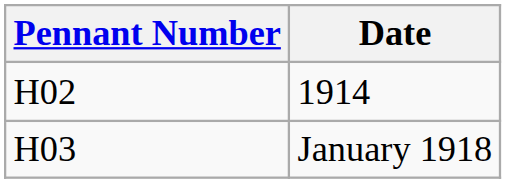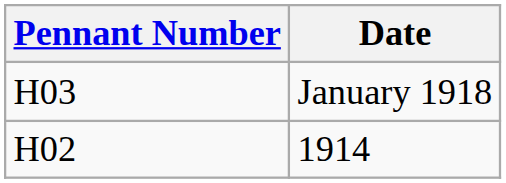rows swapped: (334, 90) <-> (395, 148)
